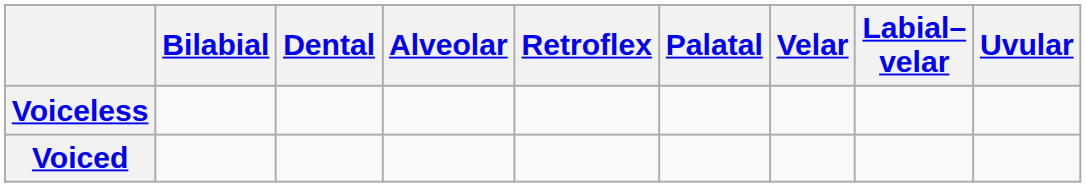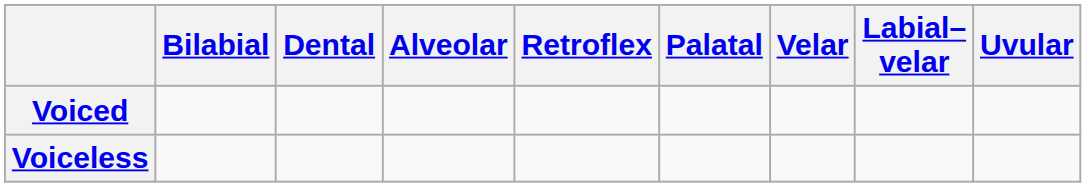rows swapped: (80, 109) <-> (80, 157)
